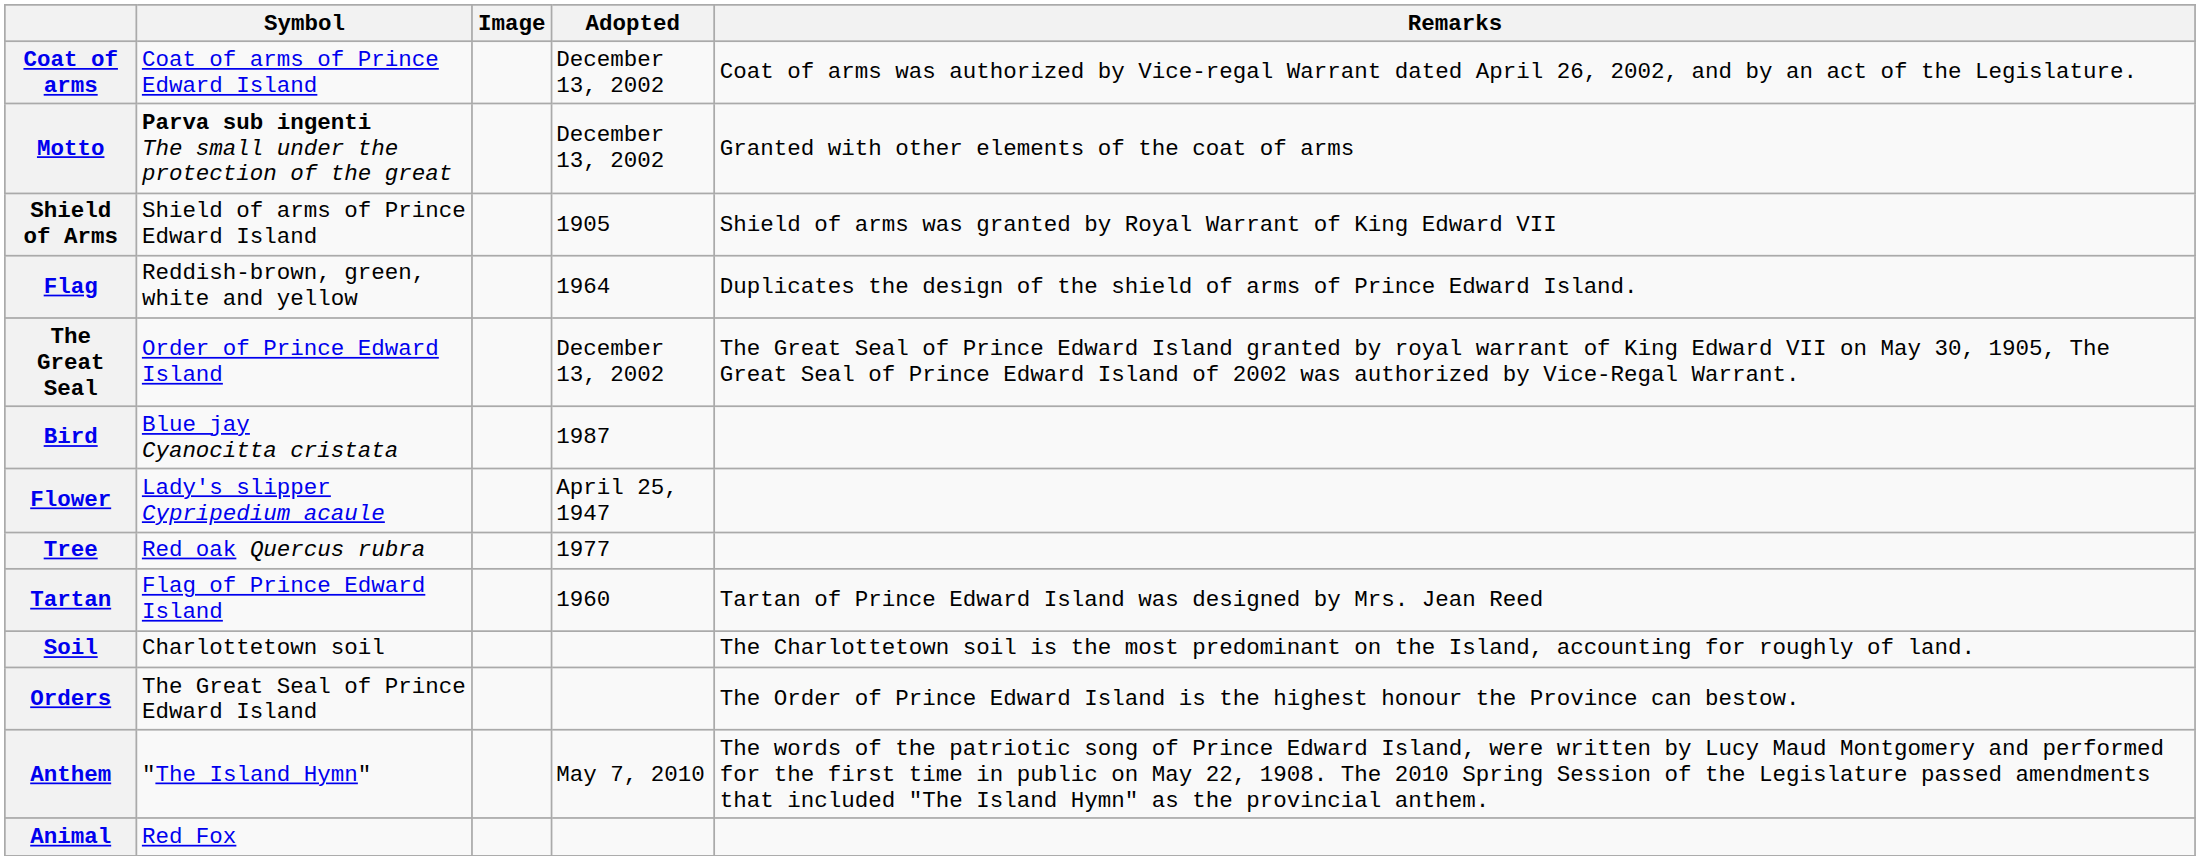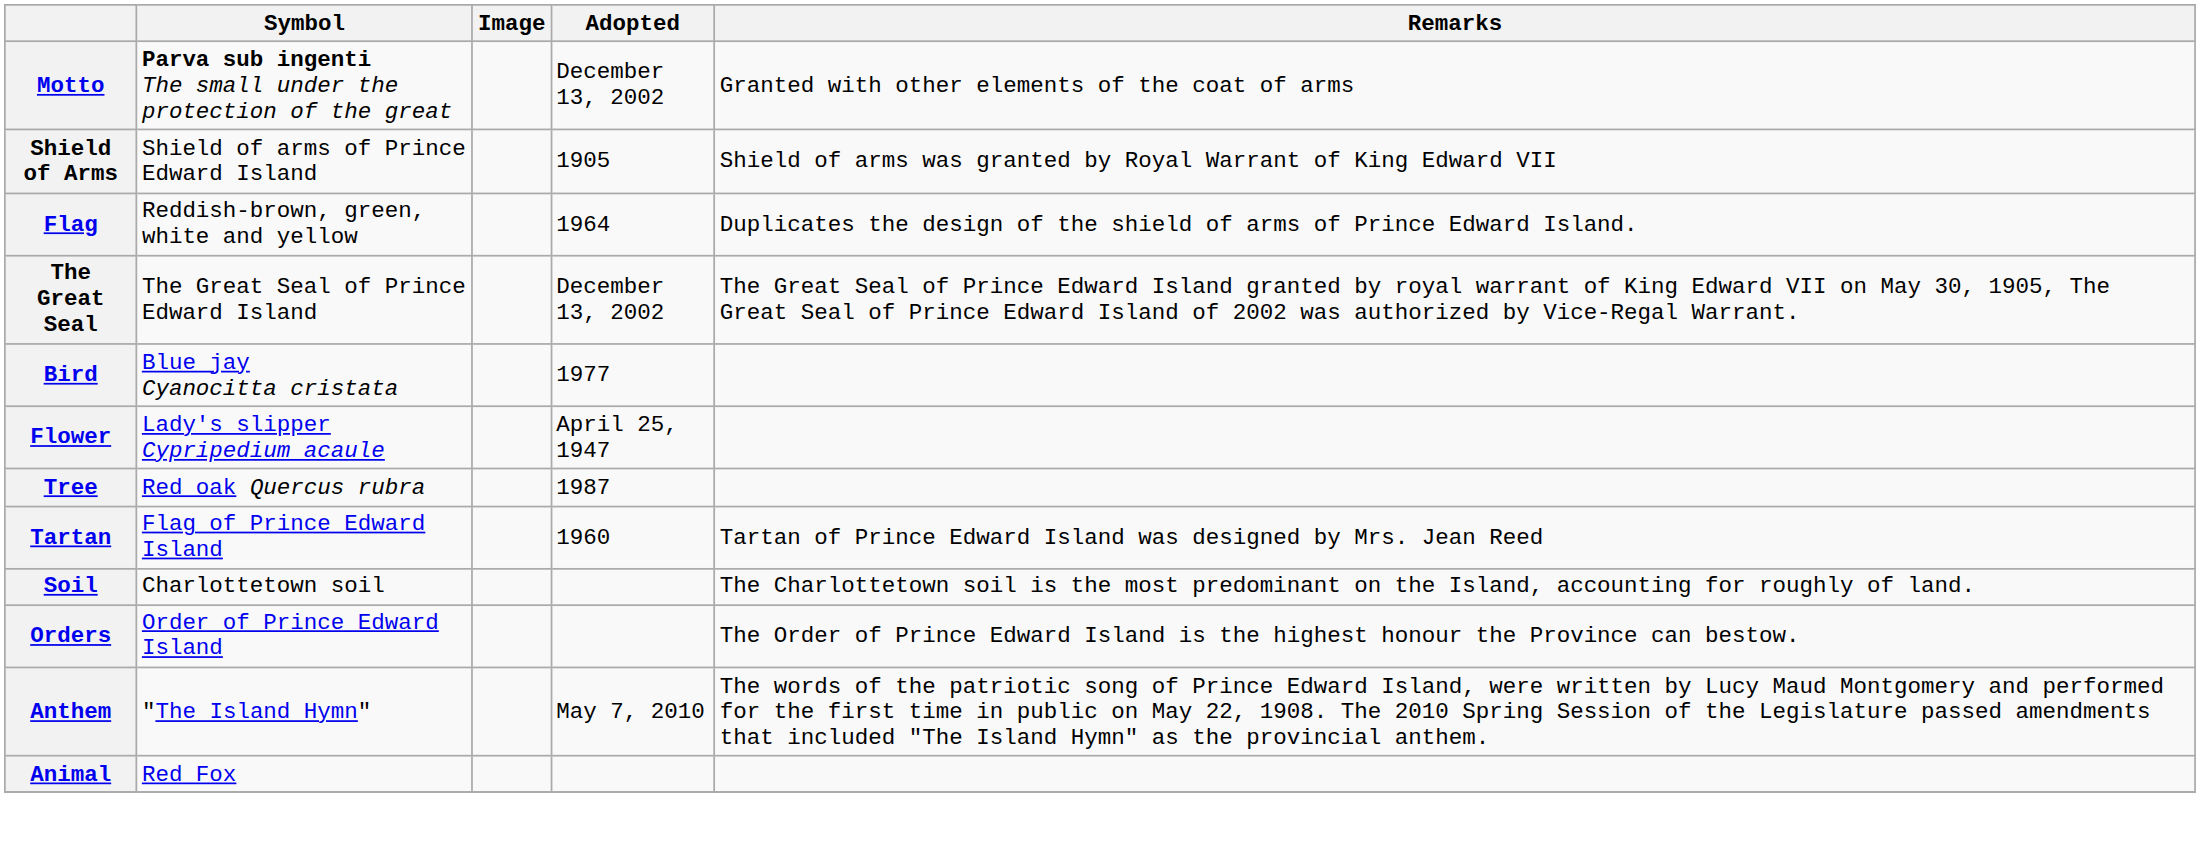- row: (71, 73)
(290, 362) Order of Prince Edward Island -> (304, 300) The Great Seal of Prince Edward Island
(583, 438) 1987 -> (583, 375) 1977
(583, 550) 1977 -> (583, 487) 1987
(304, 699) The Great Seal of Prince Edward Island -> (290, 636) Order of Prince Edward Island
